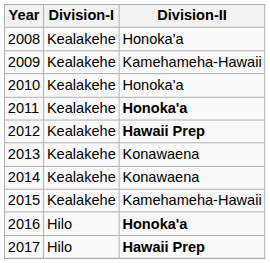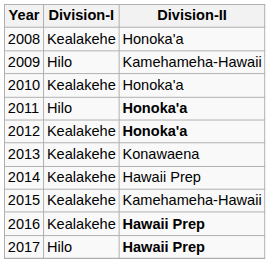(81, 62) Kealakehe -> (59, 62) Hilo
(81, 108) Kealakehe -> (59, 108) Hilo
(164, 131) Hawaii Prep -> (155, 131) Honoka'a
(161, 177) Konawaena -> (162, 177) Hawaii Prep
(59, 223) Hilo -> (81, 223) Kealakehe
(155, 223) Honoka'a -> (164, 223) Hawaii Prep
